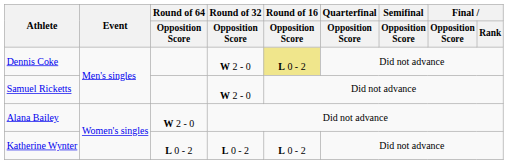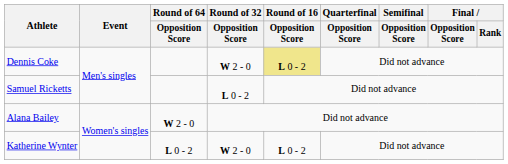(235, 95) W 2 - 0 -> (235, 95) L 0 - 2
(235, 152) L 0 - 2 -> (235, 152) W 2 - 0
